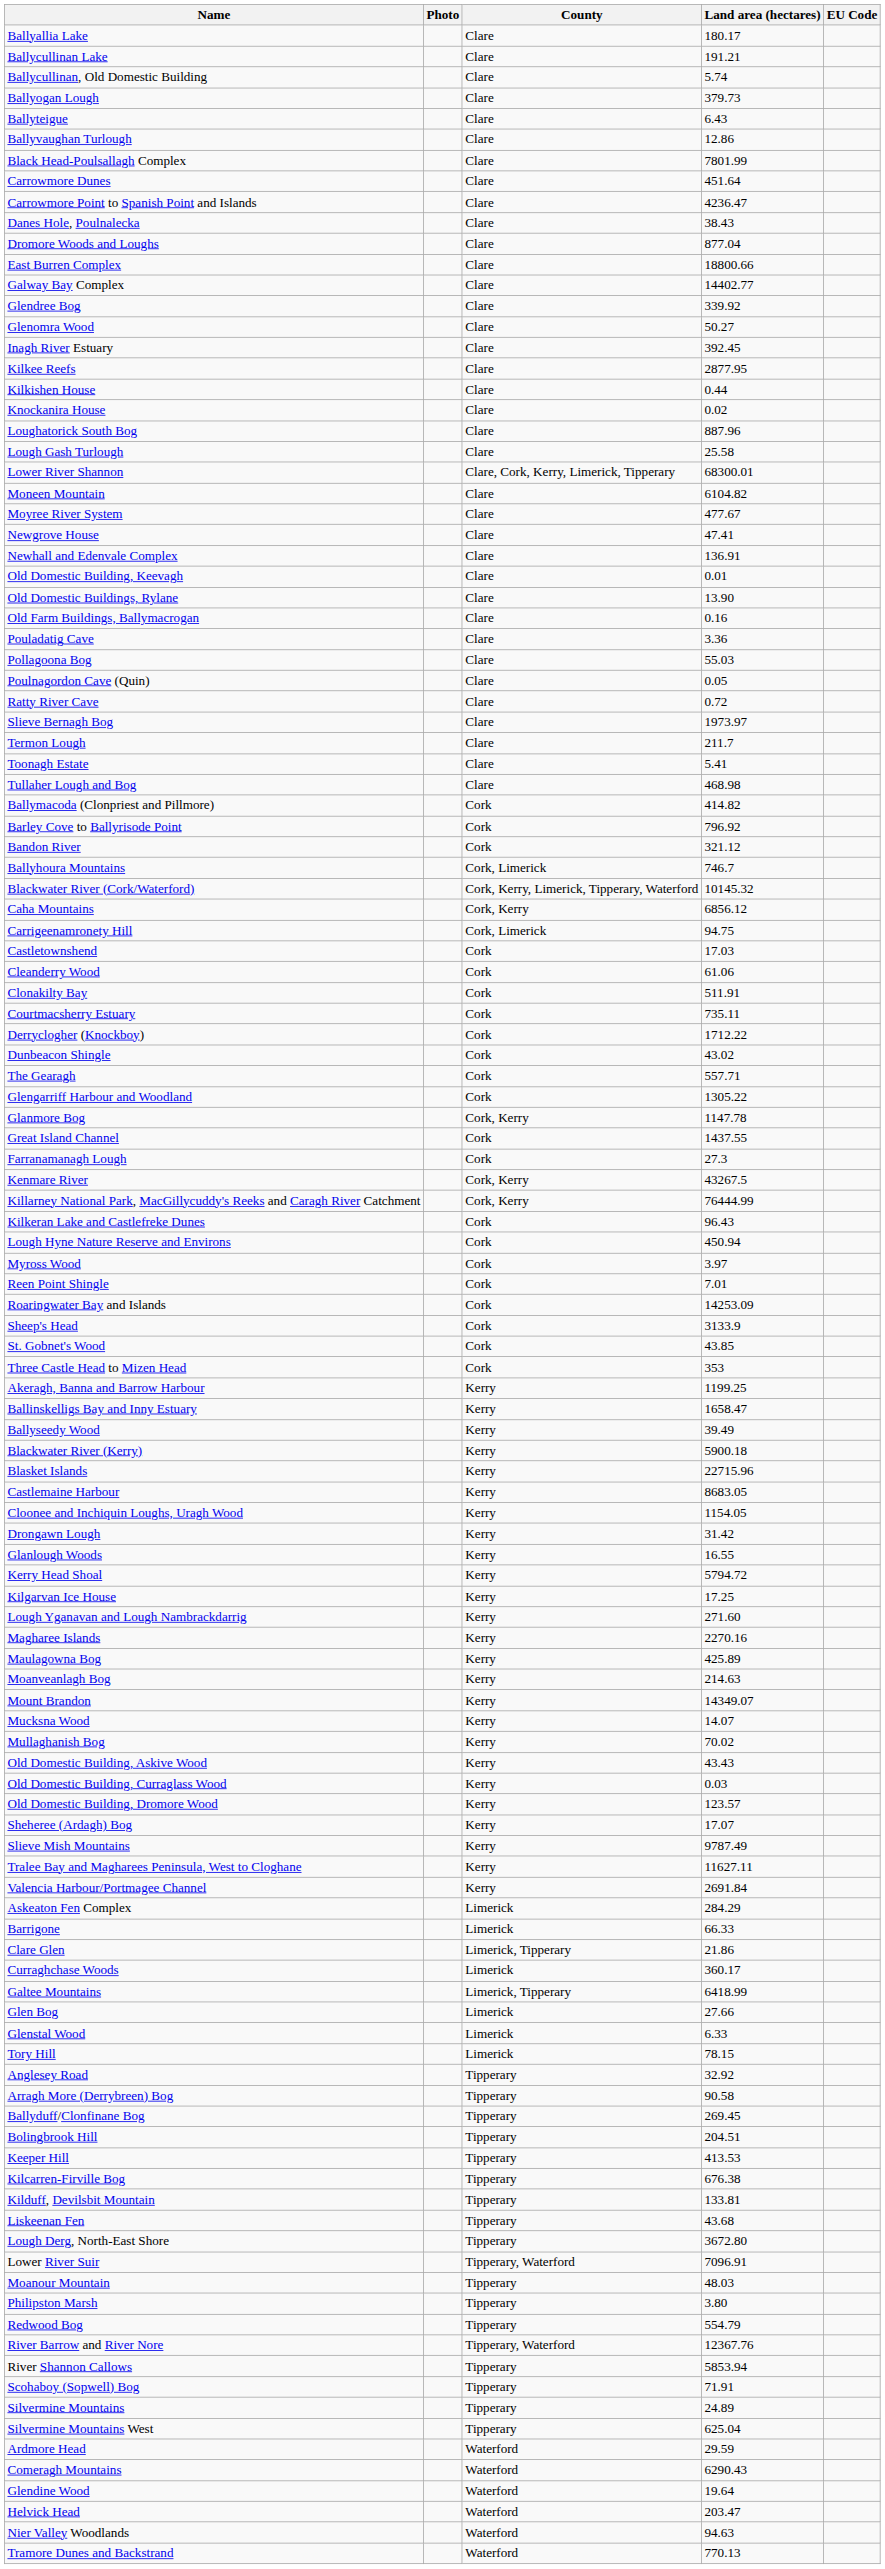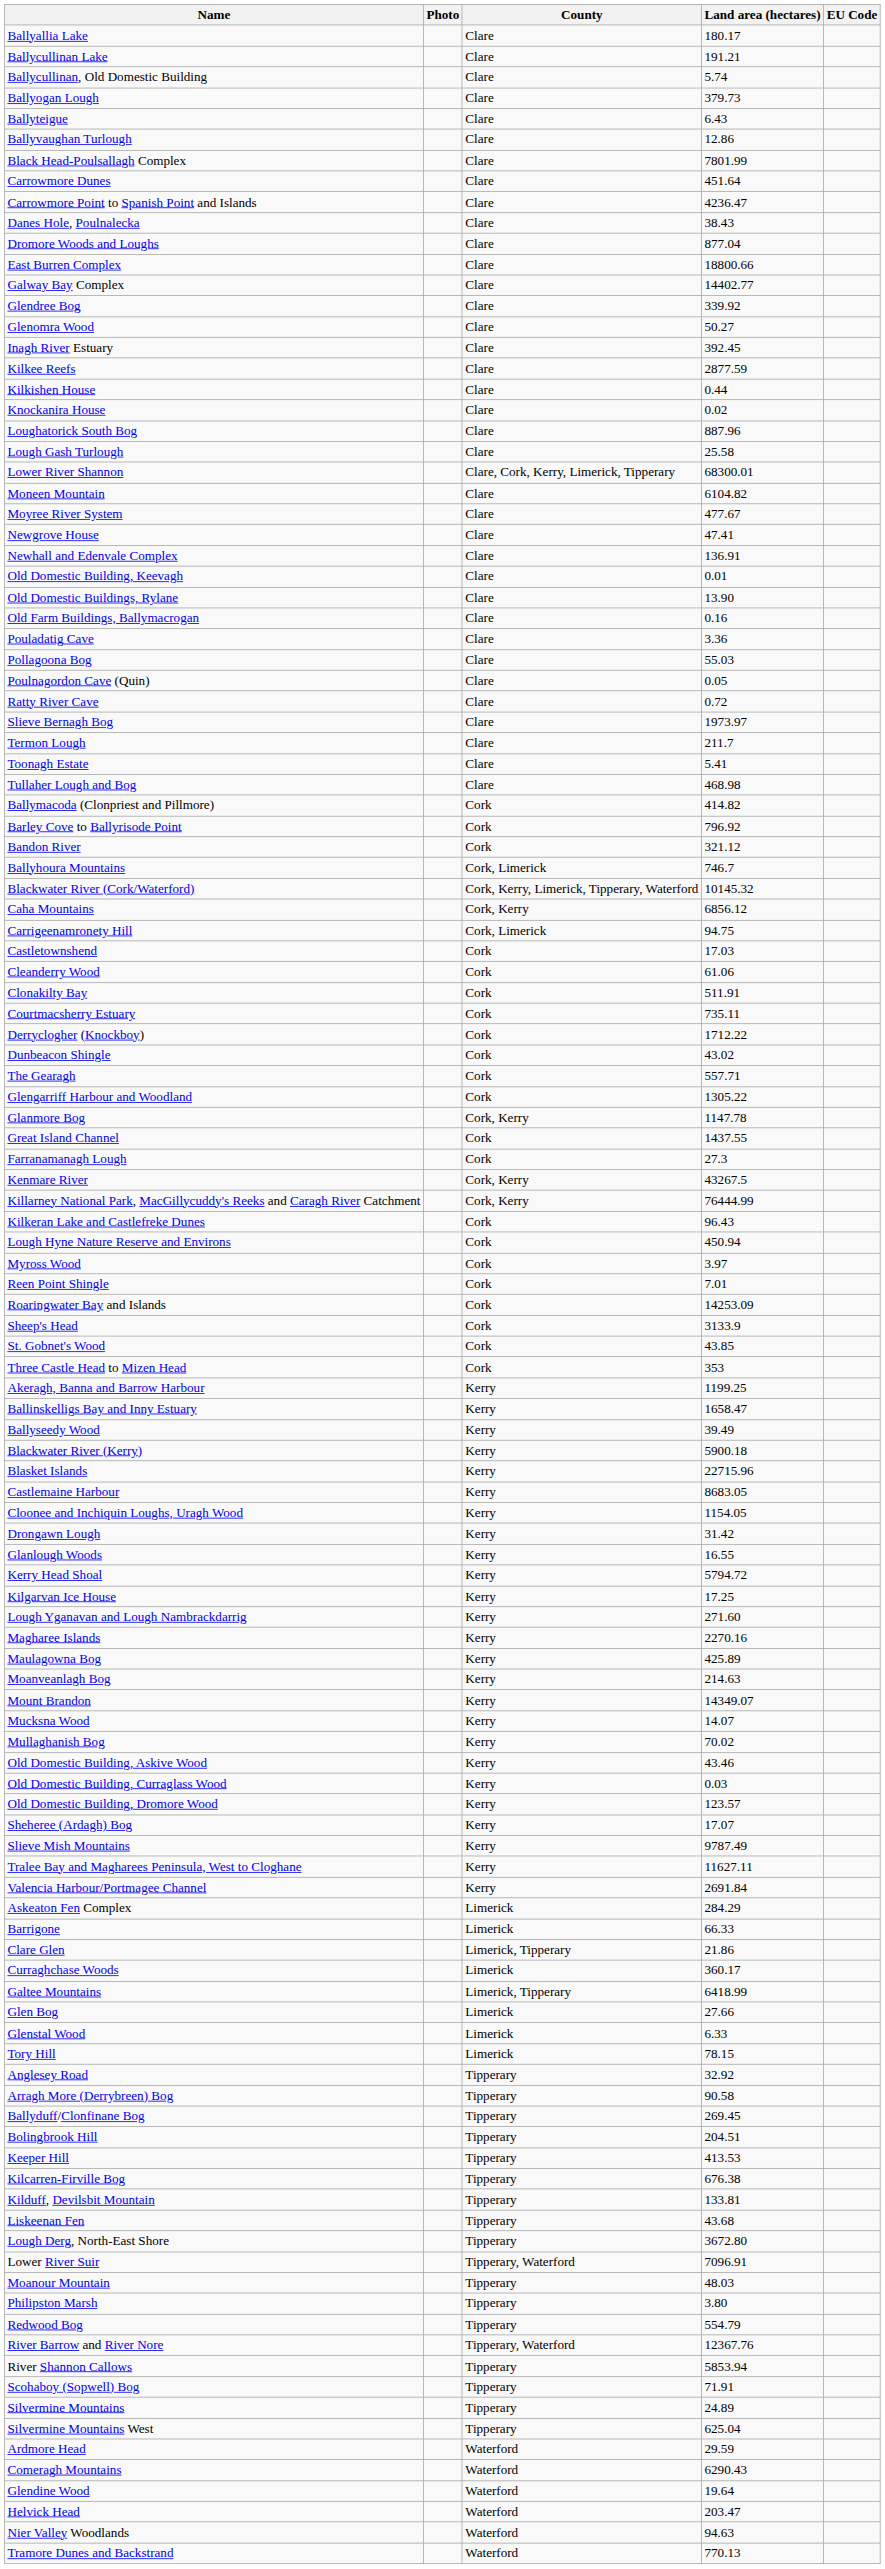(726, 368) 2877.95 -> (726, 368) 2877.59
(719, 1762) 43.43 -> (719, 1762) 43.46
